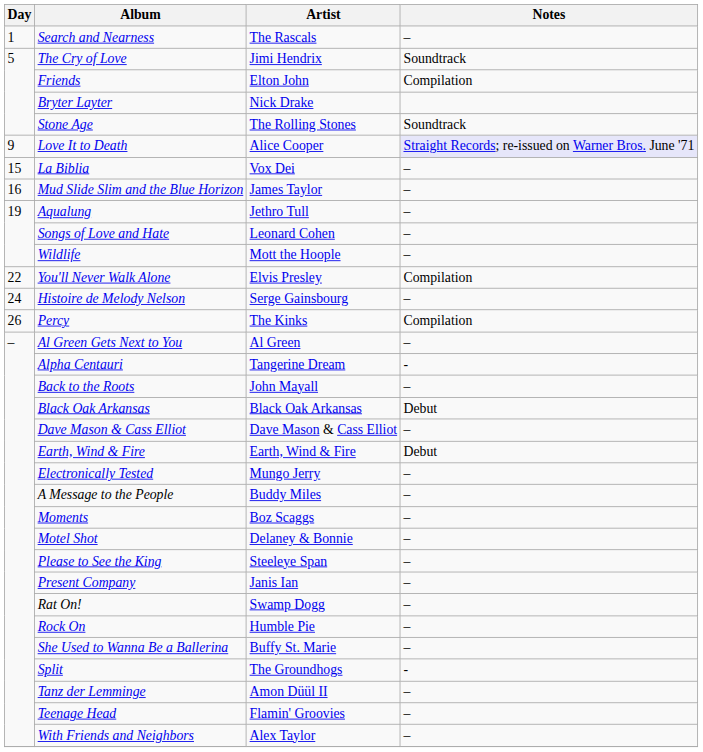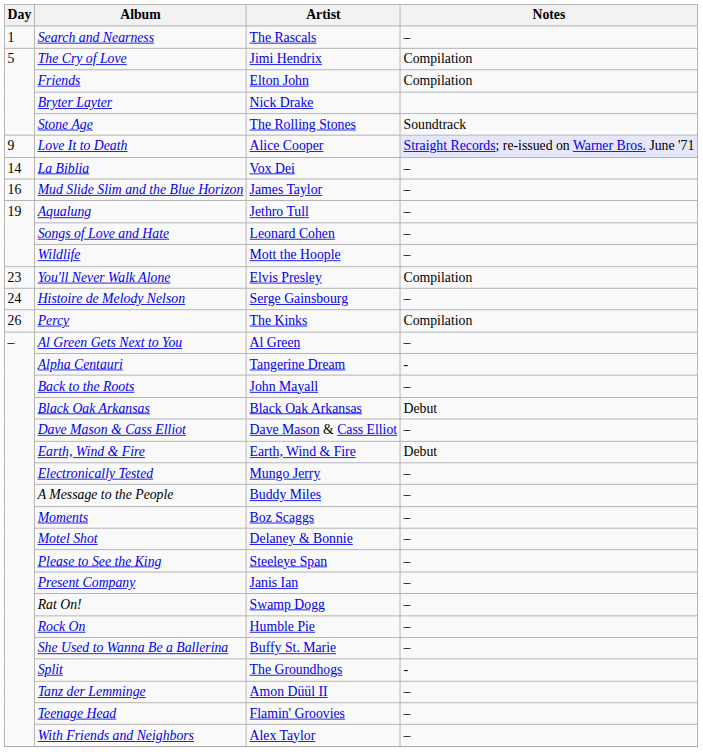(435, 59) Soundtrack -> (438, 59) Compilation
(14, 168) 15 -> (14, 168) 14
(14, 277) 22 -> (14, 277) 23
